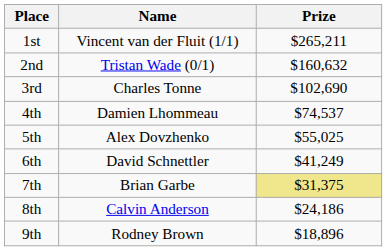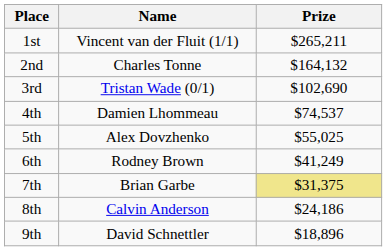(157, 64) Tristan Wade (0/1) -> (157, 64) Charles Tonne
(319, 64) $160,632 -> (319, 64) $164,132
(157, 88) Charles Tonne -> (157, 88) Tristan Wade (0/1)
(157, 161) David Schnettler -> (157, 161) Rodney Brown
(157, 233) Rodney Brown -> (157, 233) David Schnettler
